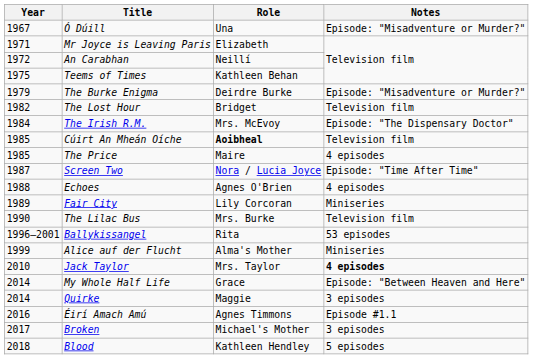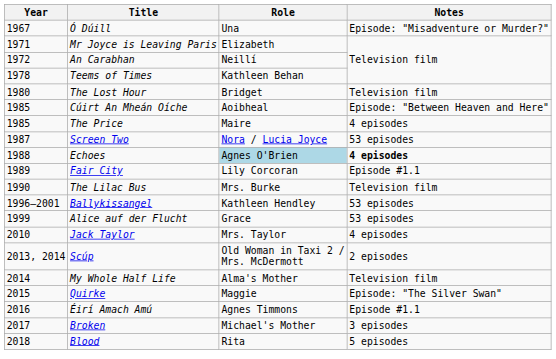(18, 76) 1975 -> (18, 76) 1978
- row: (111, 92)
(18, 108) 1982 -> (18, 92) 1980
- row: (105, 124)
(239, 139) bold -> (245, 108) normal
(370, 139) Television film -> (449, 108) Episode: "Between Heaven and Here"
(402, 171) Episode: "Time After Time" -> (382, 139) 53 episodes
(254, 187) no background -> (260, 155) lightblue background
(355, 187) normal -> (379, 155) bold
(355, 203) Miniseries -> (385, 171) Episode #1.1
(227, 235) Rita -> (268, 203) Kathleen Hendley
(254, 251) Alma's Mother -> (236, 219) Grace
(355, 251) Miniseries -> (382, 219) 53 episodes
(355, 267) bold -> (379, 235) normal
+ row: (82, 256)
(230, 282) Grace -> (260, 278) Alma's Mother
(426, 282) Episode: "Between Heaven and Here" -> (393, 278) Television film
(18, 298) 2014 -> (18, 294) 2015
(355, 298) 3 episodes -> (426, 294) Episode: "The Silver Swan"
(263, 346) Kathleen Hendley -> (233, 341) Rita
